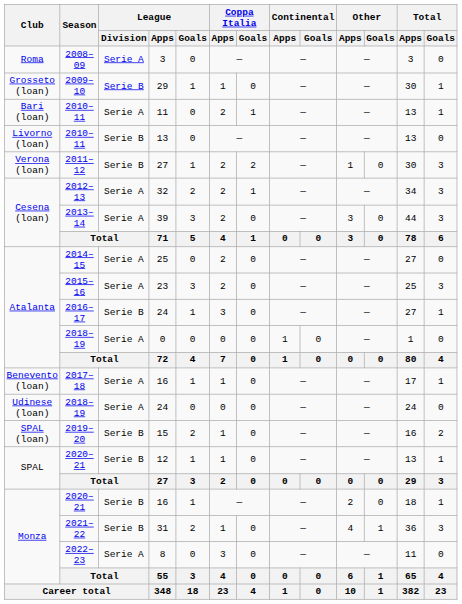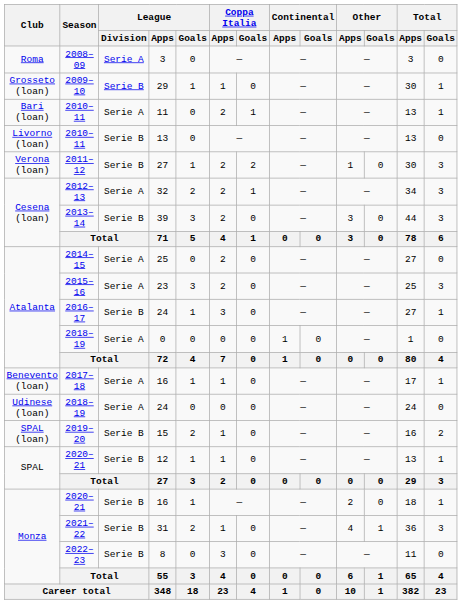(124, 218) Serie A -> (124, 218) Serie B
(124, 555) Serie A -> (124, 555) Serie B
